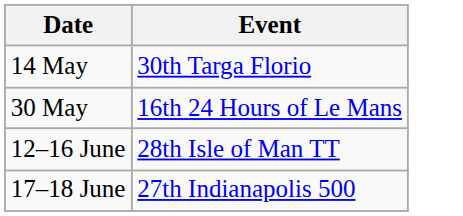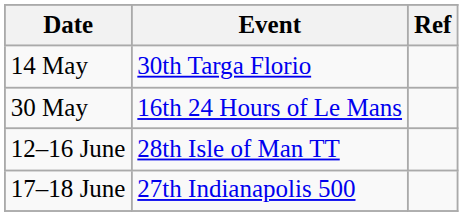+ column: (433, 24)
